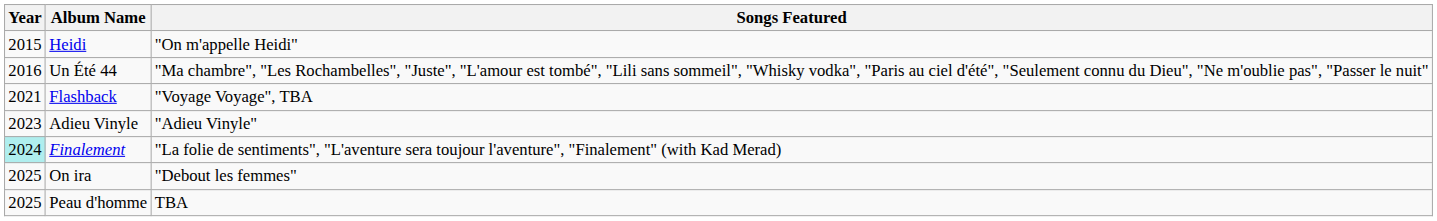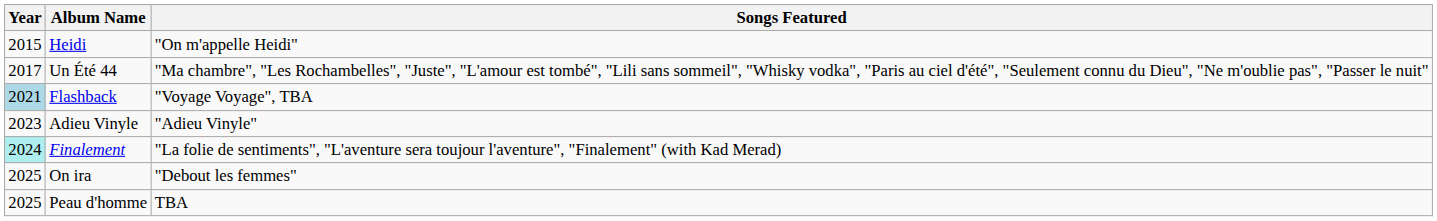(25, 70) 2016 -> (25, 70) 2017
(25, 96) no background -> (25, 96) lightblue background
